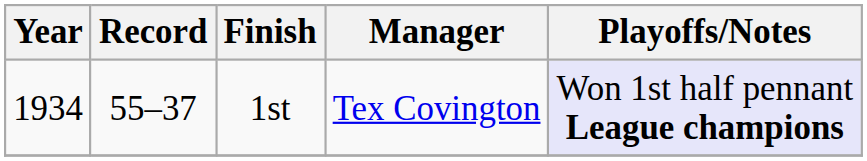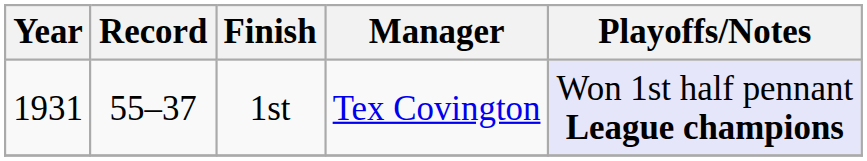(48, 107) 1934 -> (48, 107) 1931
